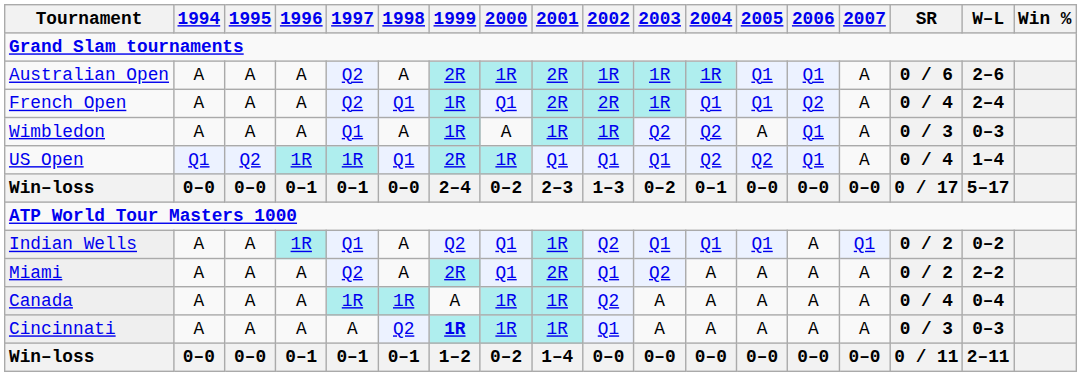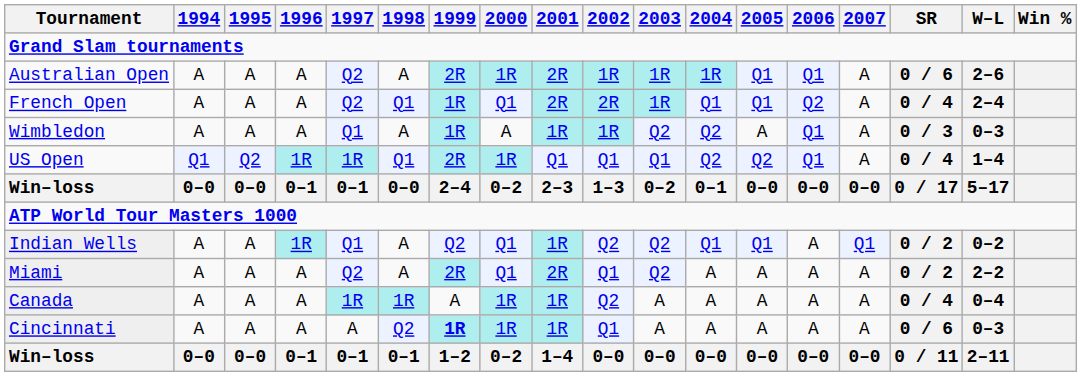(660, 244) Q1 -> (660, 244) Q2
(926, 329) 0 / 3 -> (926, 329) 0 / 6
